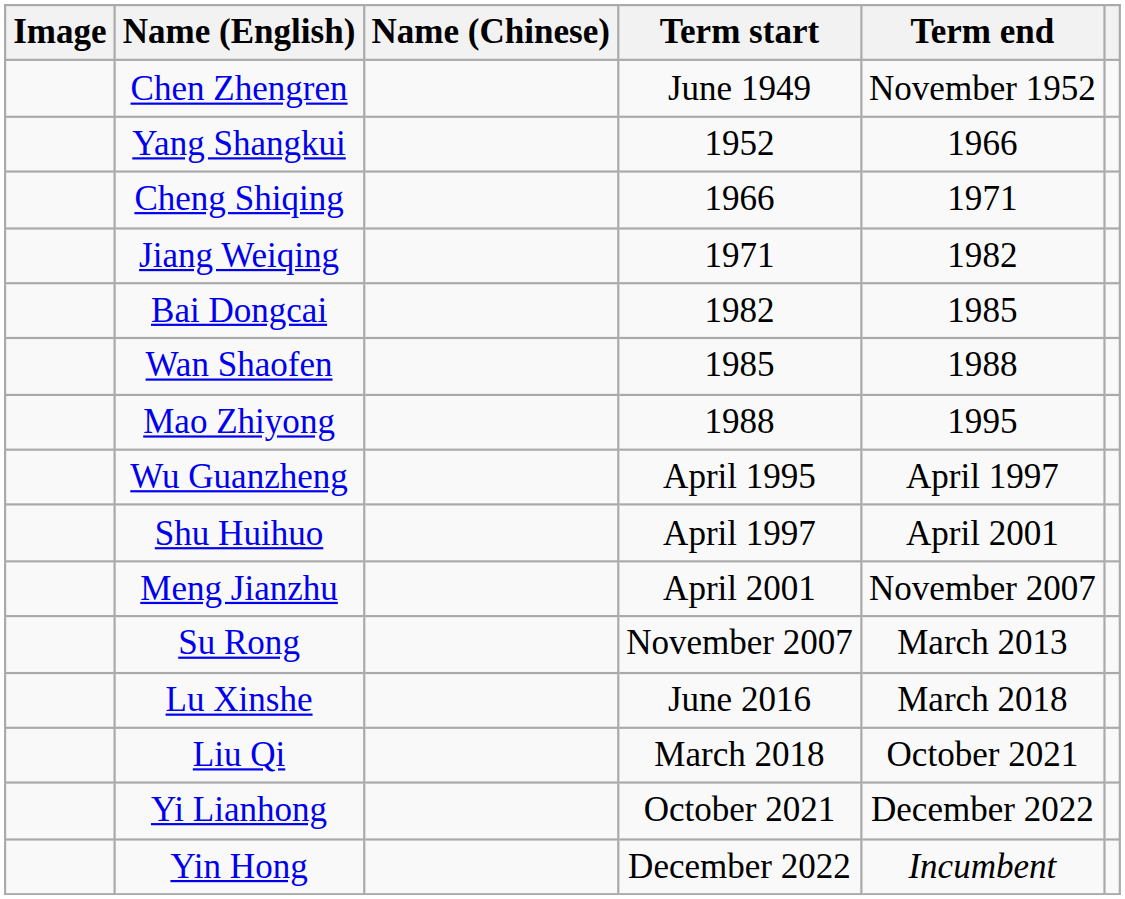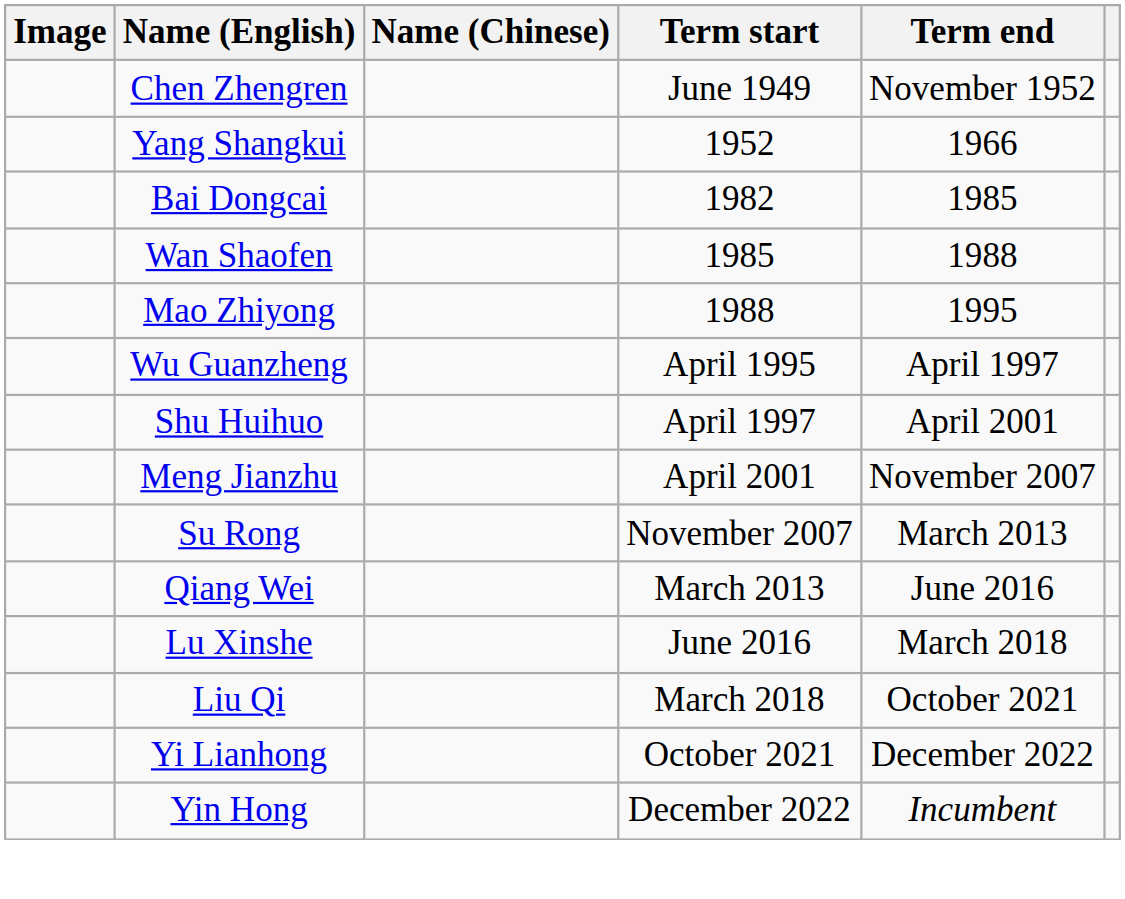- row: (239, 198)
- row: (239, 254)
+ row: (239, 587)
